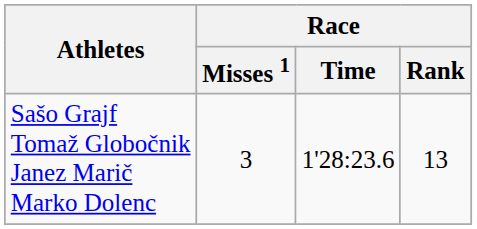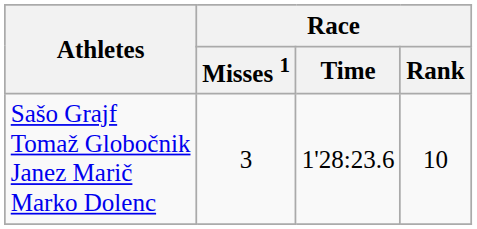(436, 159) 13 -> (436, 159) 10
